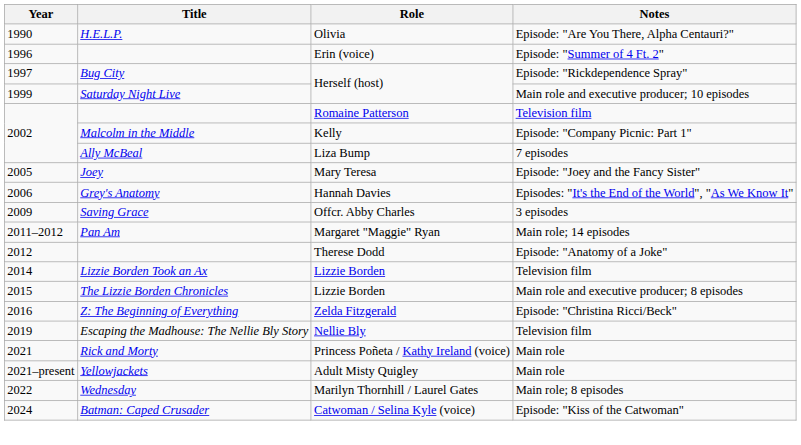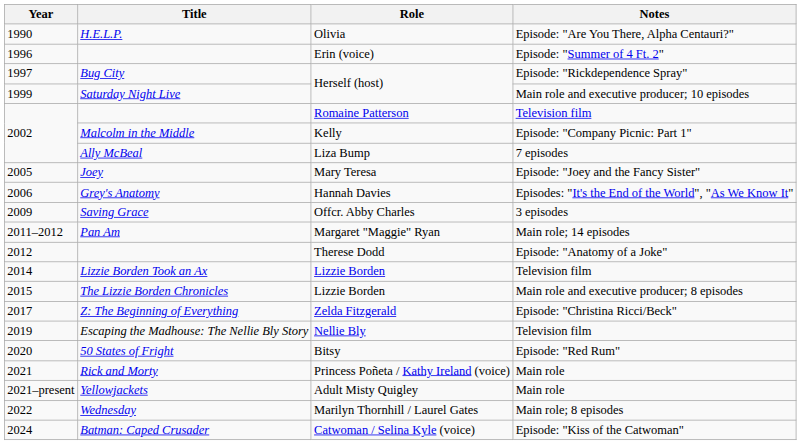(20, 311) 2016 -> (20, 311) 2017
+ row: (127, 350)
